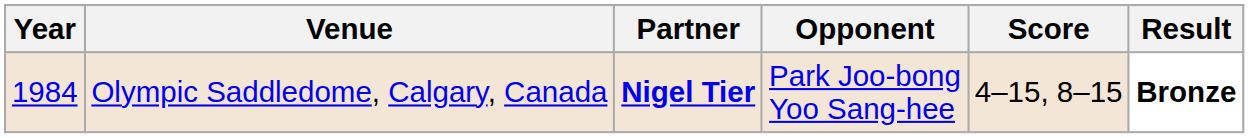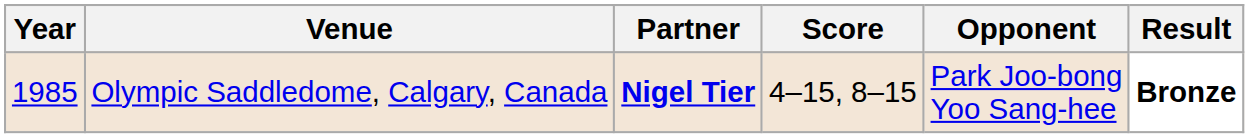columns swapped: (865, 29) <-> (1049, 29)
(45, 92) 1984 -> (45, 92) 1985
